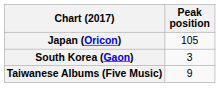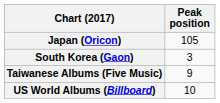+ row: (84, 90)
